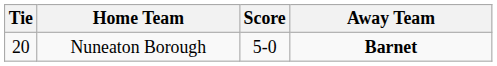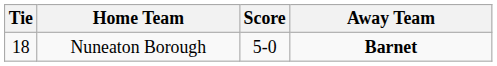(21, 46) 20 -> (21, 46) 18
